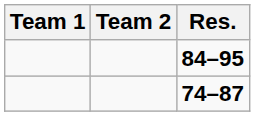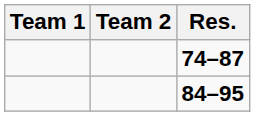rows swapped: (213, 57) <-> (213, 93)
